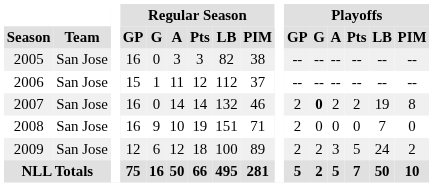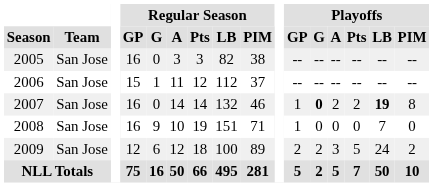(297, 104) 2 -> (297, 104) 1
(382, 104) normal -> (382, 104) bold
(297, 126) 2 -> (297, 126) 1
